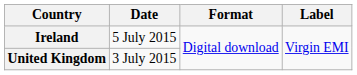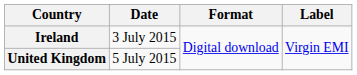(144, 37) 5 July 2015 -> (144, 37) 3 July 2015
(144, 59) 3 July 2015 -> (144, 59) 5 July 2015
